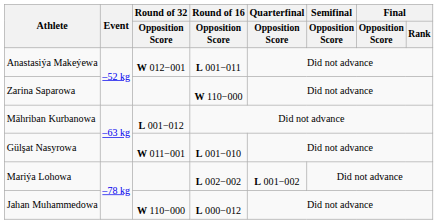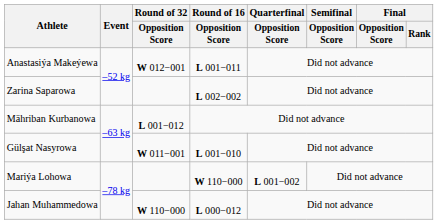(218, 97) W 110−000 -> (218, 97) L 002−002
(218, 182) L 002−002 -> (218, 182) W 110−000
